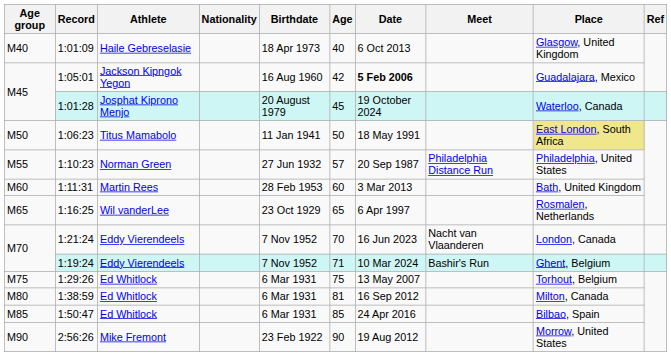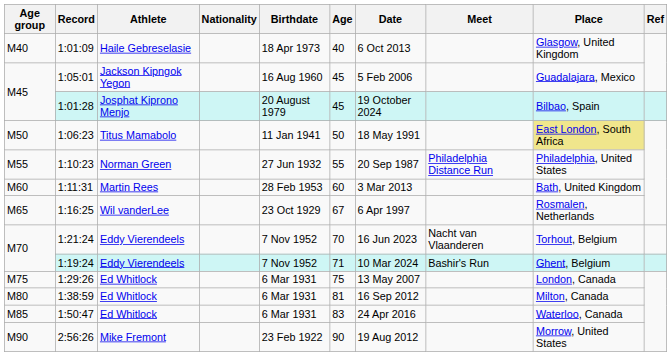(338, 77) 42 -> (338, 77) 45
(385, 77) bold -> (385, 77) normal
(579, 106) Waterloo, Canada -> (568, 106) Bilbao, Spain
(338, 165) 57 -> (338, 165) 55
(338, 211) 65 -> (338, 211) 67
(576, 240) London, Canada -> (576, 240) Torhout, Belgium
(576, 280) Torhout, Belgium -> (576, 280) London, Canada
(338, 314) 85 -> (338, 314) 83
(568, 314) Bilbao, Spain -> (579, 314) Waterloo, Canada
